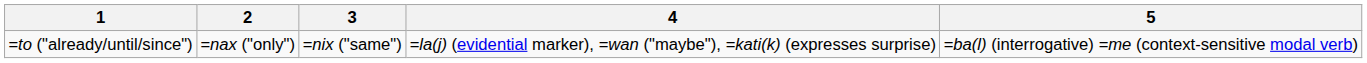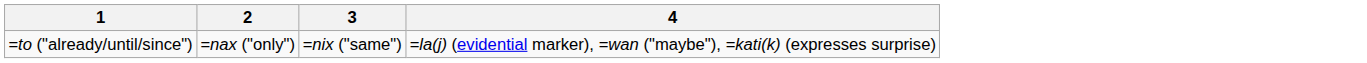- column: (1151, 17)
